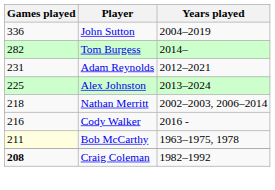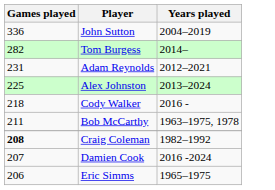- row: (115, 103)
(15, 121) 216 -> (15, 103) 218
(15, 139) lightyellow background -> (15, 121) no background
+ row: (112, 157)
+ row: (107, 175)
